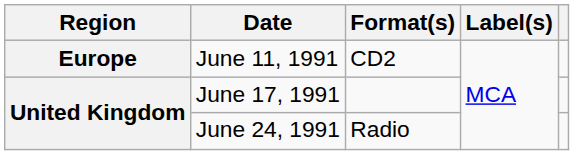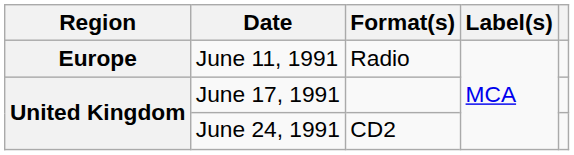(373, 58) CD2 -> (380, 58) Radio
(380, 130) Radio -> (373, 130) CD2
